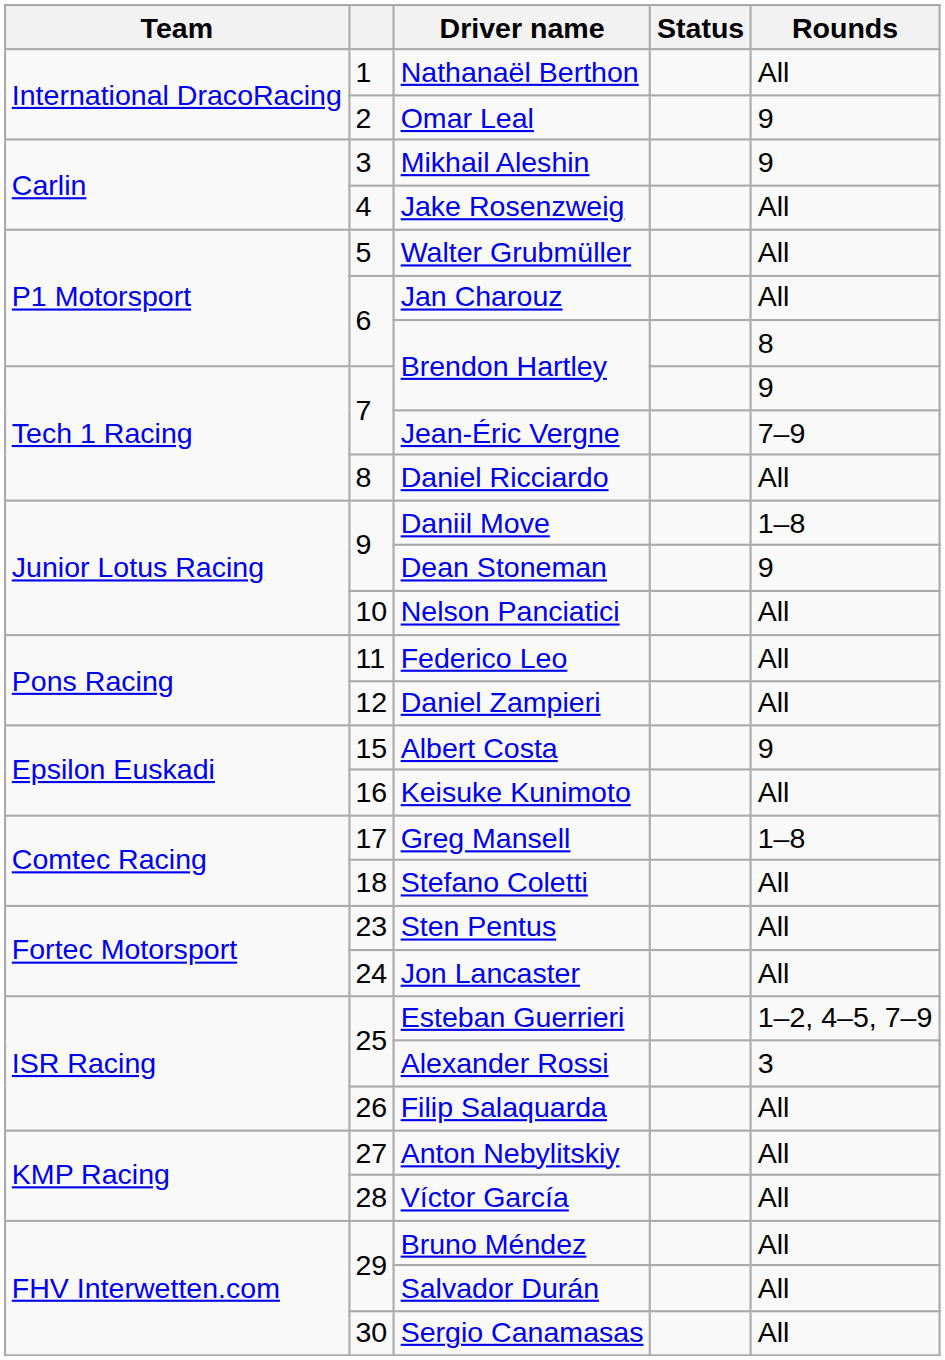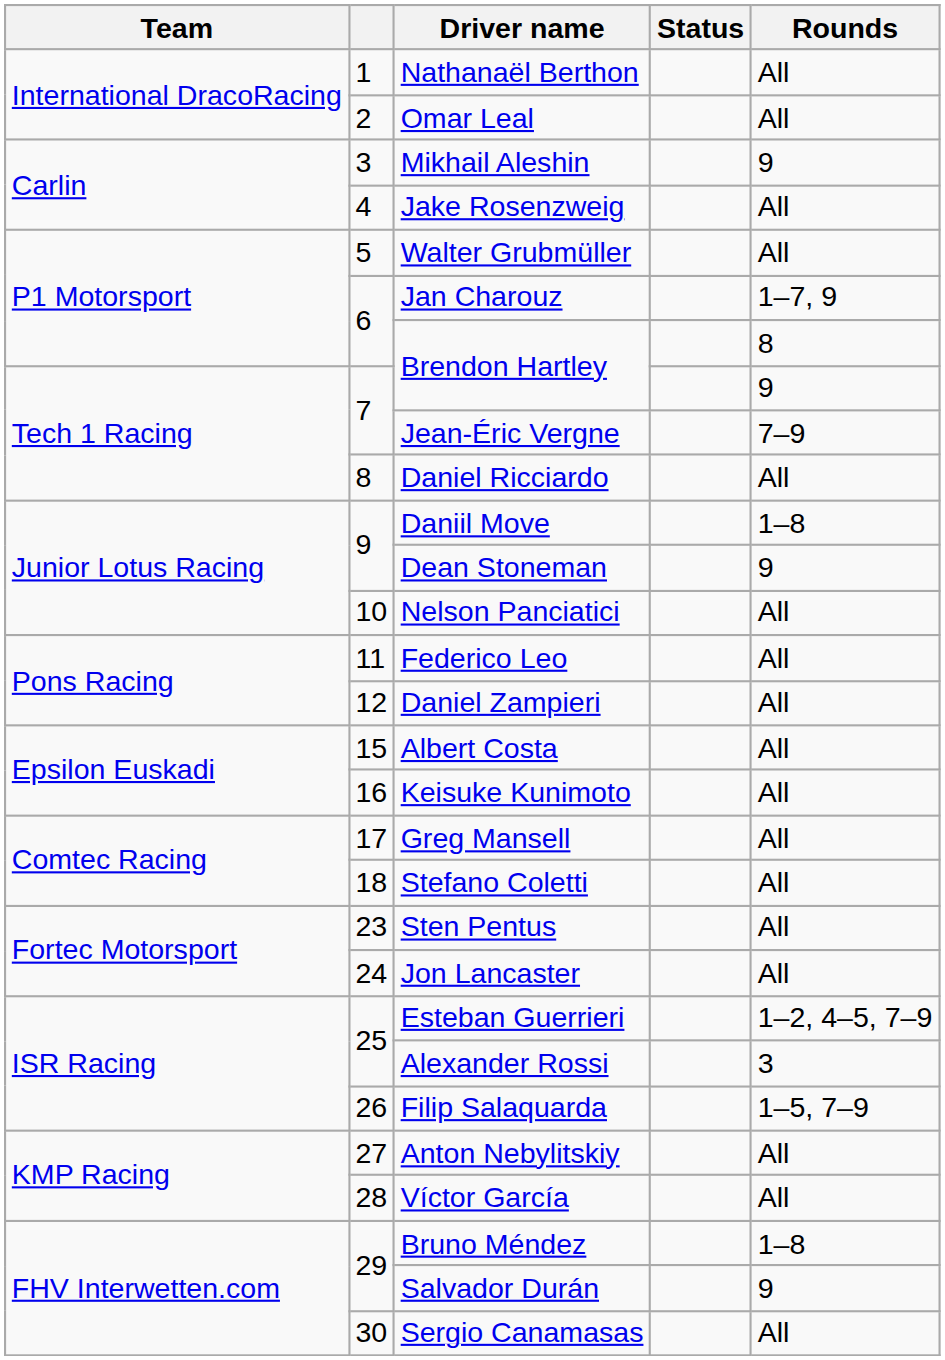(766, 117) 9 -> (774, 117) All
(774, 297) All -> (797, 297) 1–7, 9
(766, 747) 9 -> (774, 747) All
(782, 837) 1–8 -> (774, 837) All
(774, 1108) All -> (813, 1108) 1–5, 7–9
(774, 1243) All -> (782, 1243) 1–8
(774, 1288) All -> (766, 1288) 9
